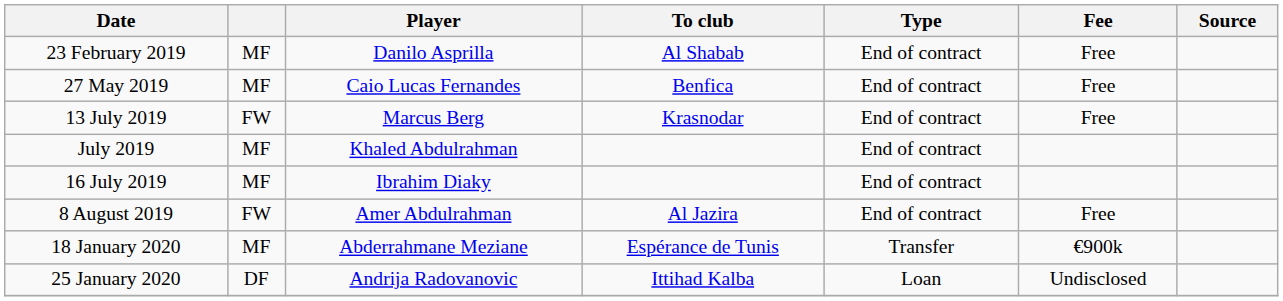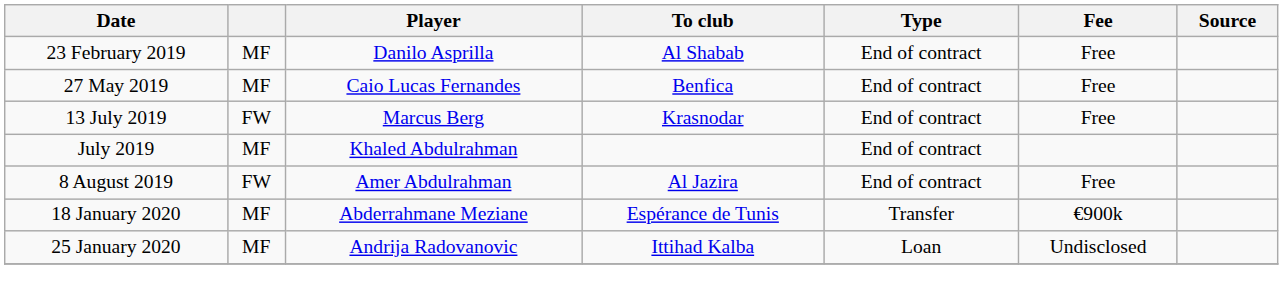- row: (116, 181)
(256, 278) DF -> (256, 246) MF
